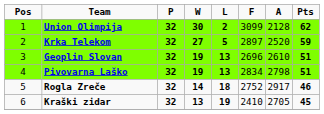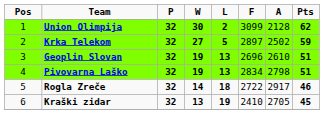(279, 42) 2520 -> (279, 42) 2502
(252, 87) 2752 -> (252, 87) 2722
